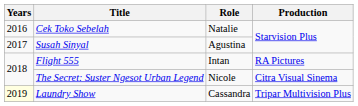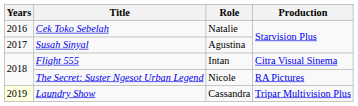(280, 61) RA Pictures -> (296, 61) Citra Visual Sinema
(296, 77) Citra Visual Sinema -> (280, 77) RA Pictures
